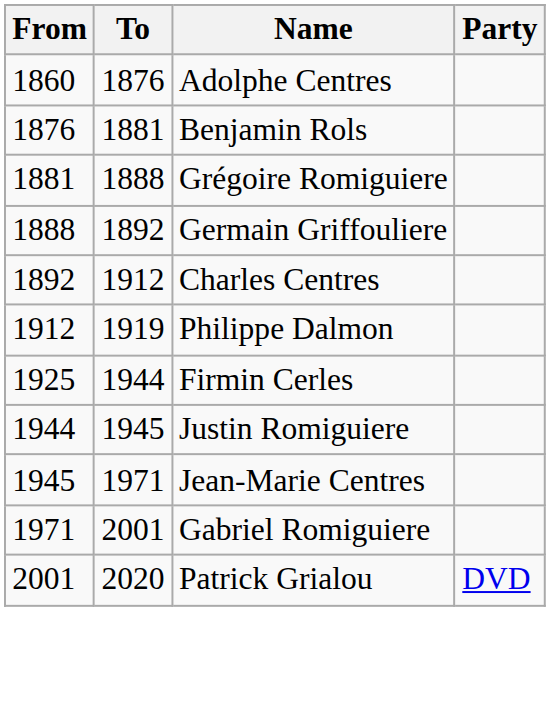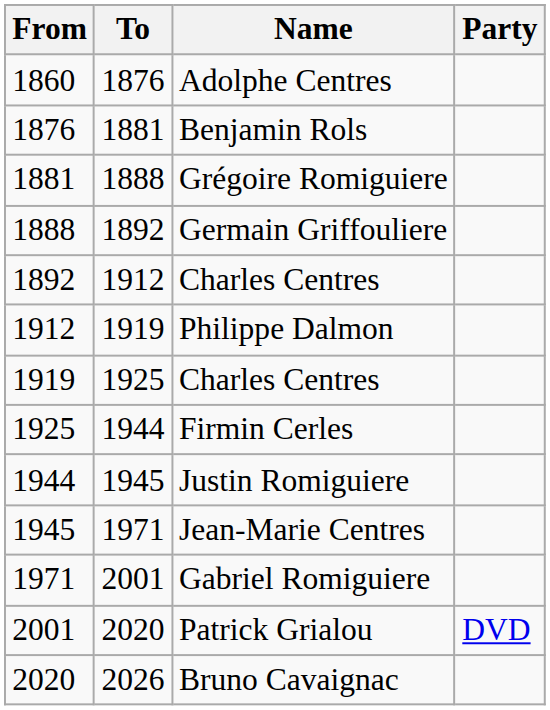+ row: (44, 379)
+ row: (44, 679)
